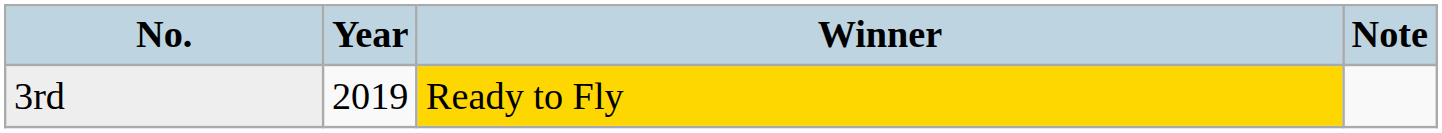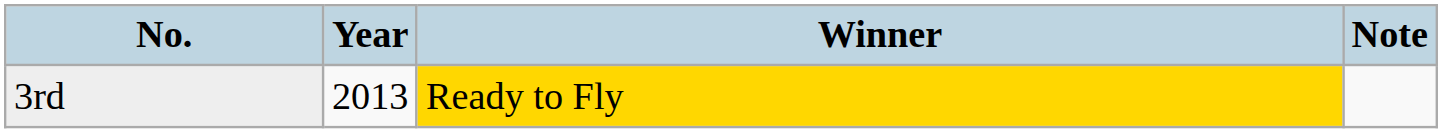(370, 95) 2019 -> (370, 95) 2013
